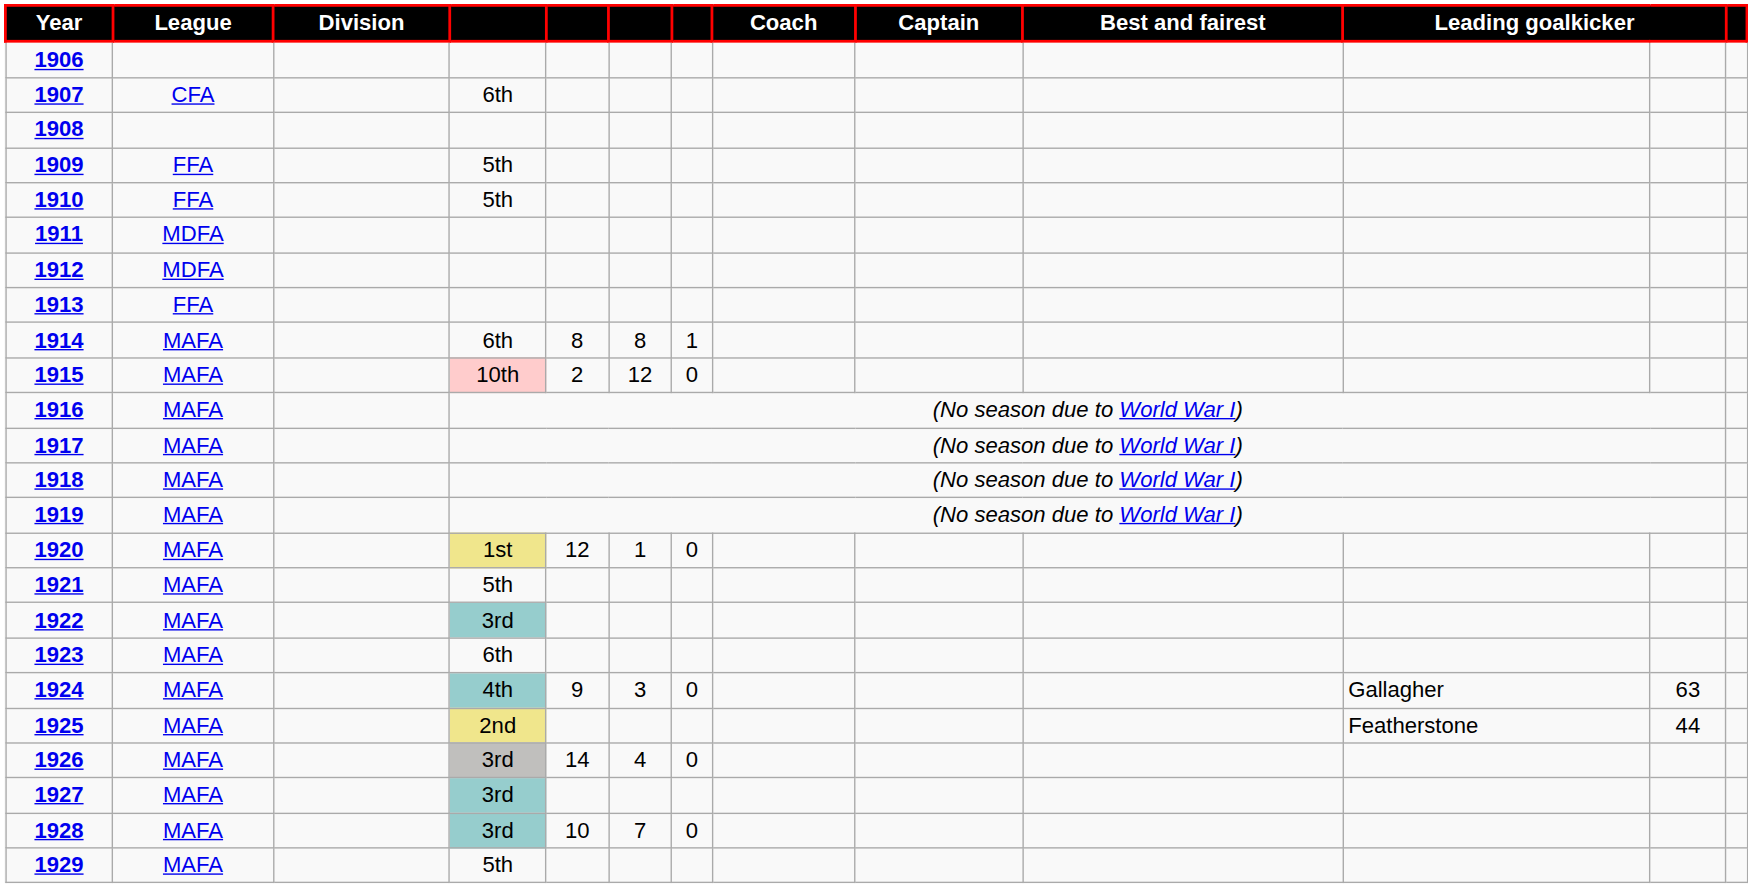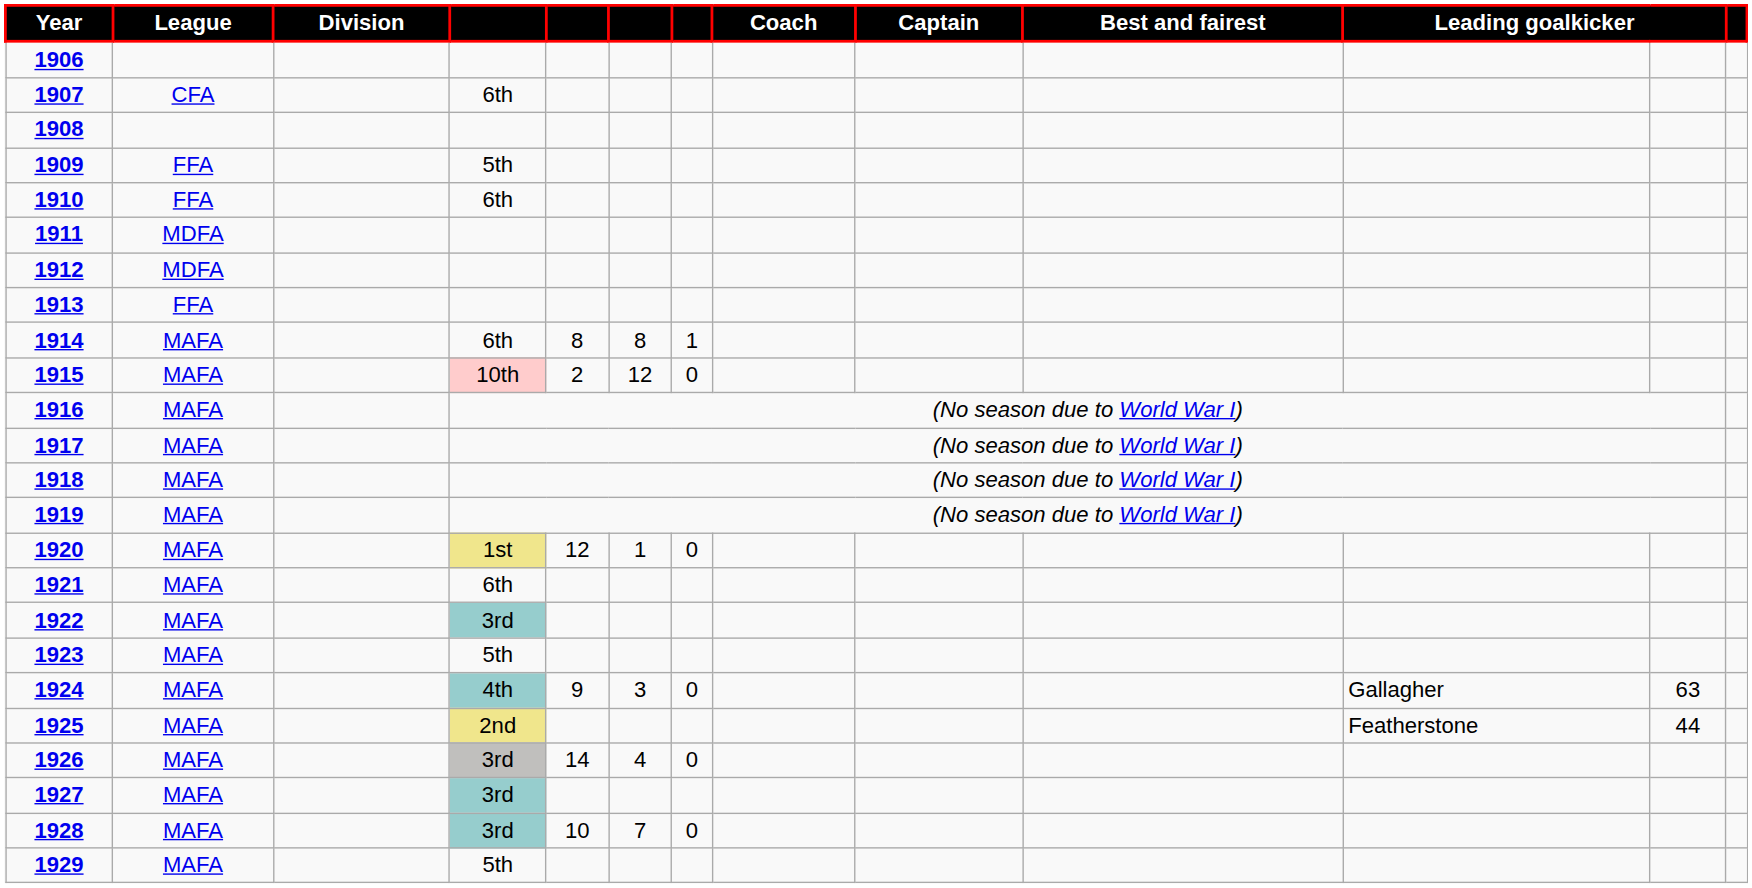(498, 199) 5th -> (498, 199) 6th
(498, 585) 5th -> (498, 585) 6th
(498, 655) 6th -> (498, 655) 5th
